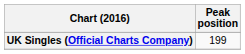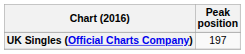(218, 40) 199 -> (218, 40) 197
